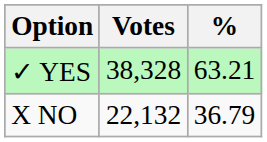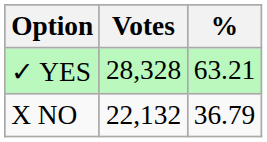(143, 70) 38,328 -> (143, 70) 28,328
